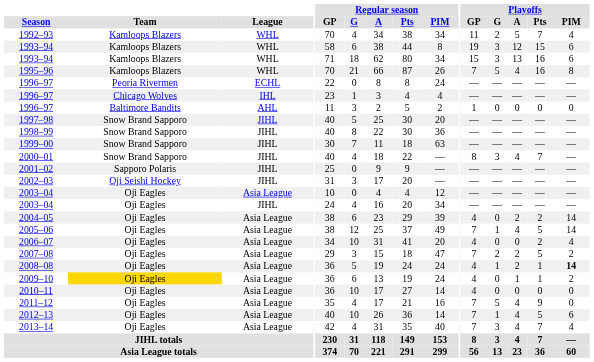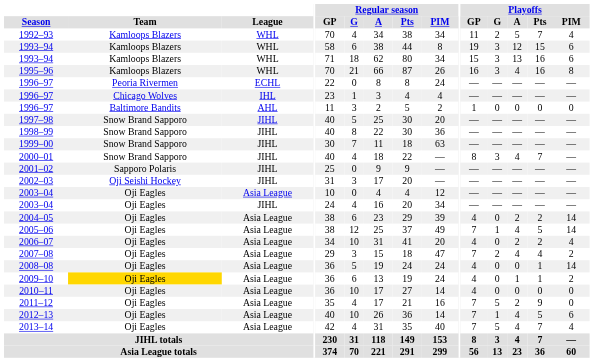(474, 71) 7 -> (474, 71) 16
(497, 71) 5 -> (497, 71) 3
(517, 242) 0 -> (517, 242) 2
(517, 254) 2 -> (517, 254) 4
(540, 254) 5 -> (540, 254) 4
(497, 266) 1 -> (497, 266) 0
(517, 266) 2 -> (517, 266) 0
(571, 266) bold -> (571, 266) normal
(517, 303) 4 -> (517, 303) 2
(497, 327) 3 -> (497, 327) 5
